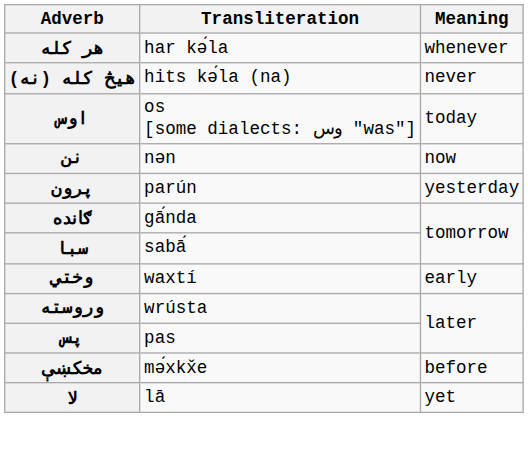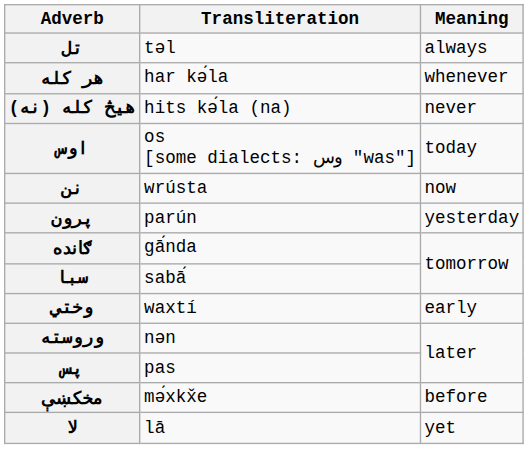+ row: (72, 49)
(160, 158) nən -> (176, 188) wrústa
(176, 308) wrústa -> (160, 338) nən
